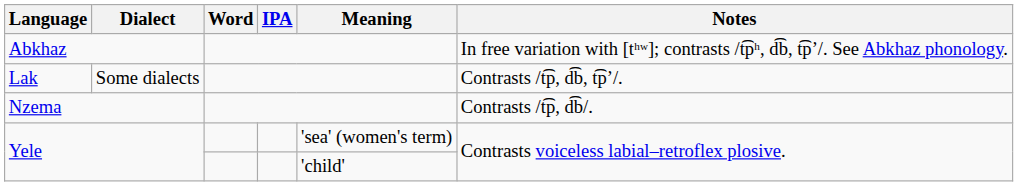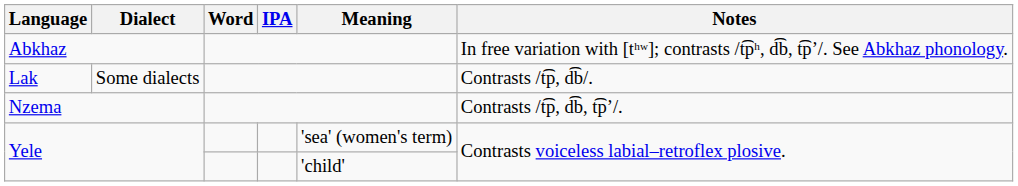(542, 78) Contrasts /t͡p, d͡b, t͡pʼ/. -> (527, 78) Contrasts /t͡p, d͡b/.
(527, 107) Contrasts /t͡p, d͡b/. -> (542, 107) Contrasts /t͡p, d͡b, t͡pʼ/.
